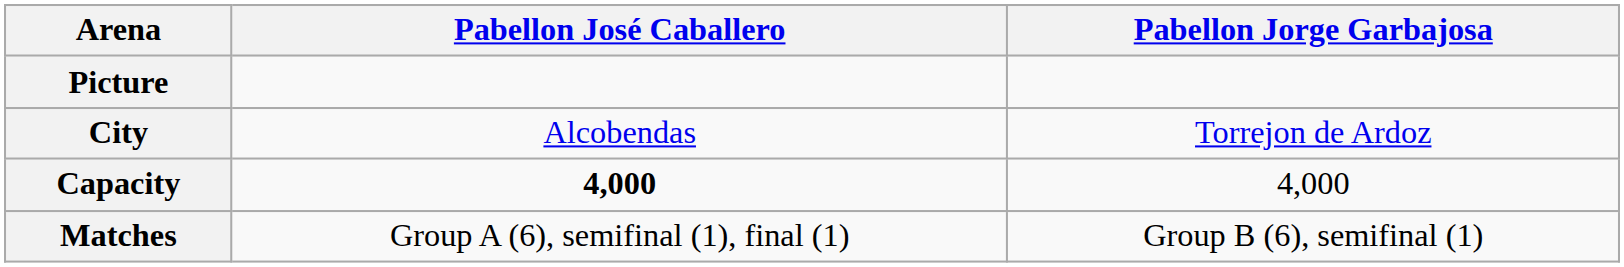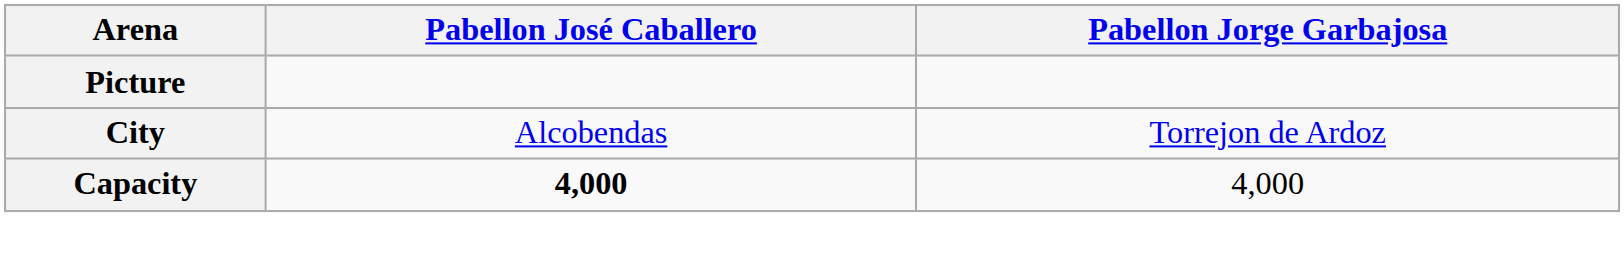- row: (118, 235)
